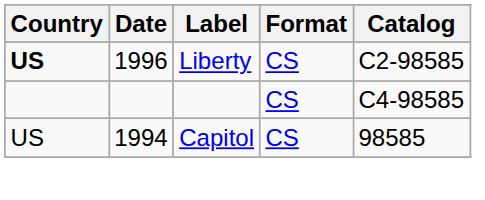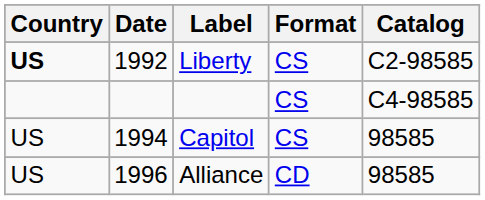(141, 61) 1996 -> (141, 61) 1992
+ row: (221, 175)
